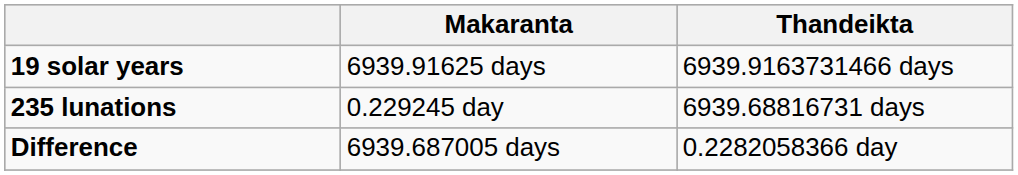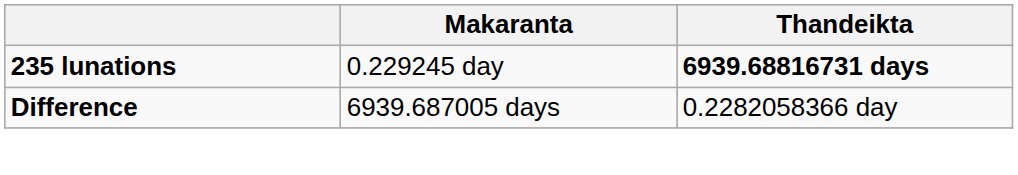- row: (97, 66)
(804, 107) normal -> (806, 66) bold
